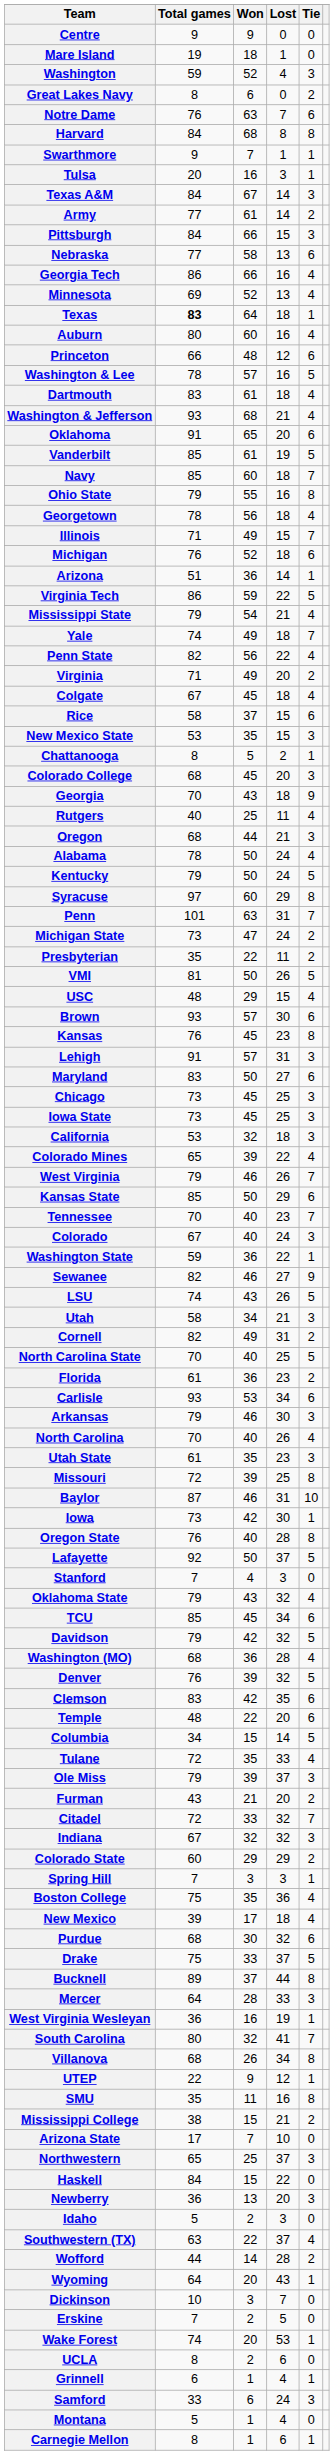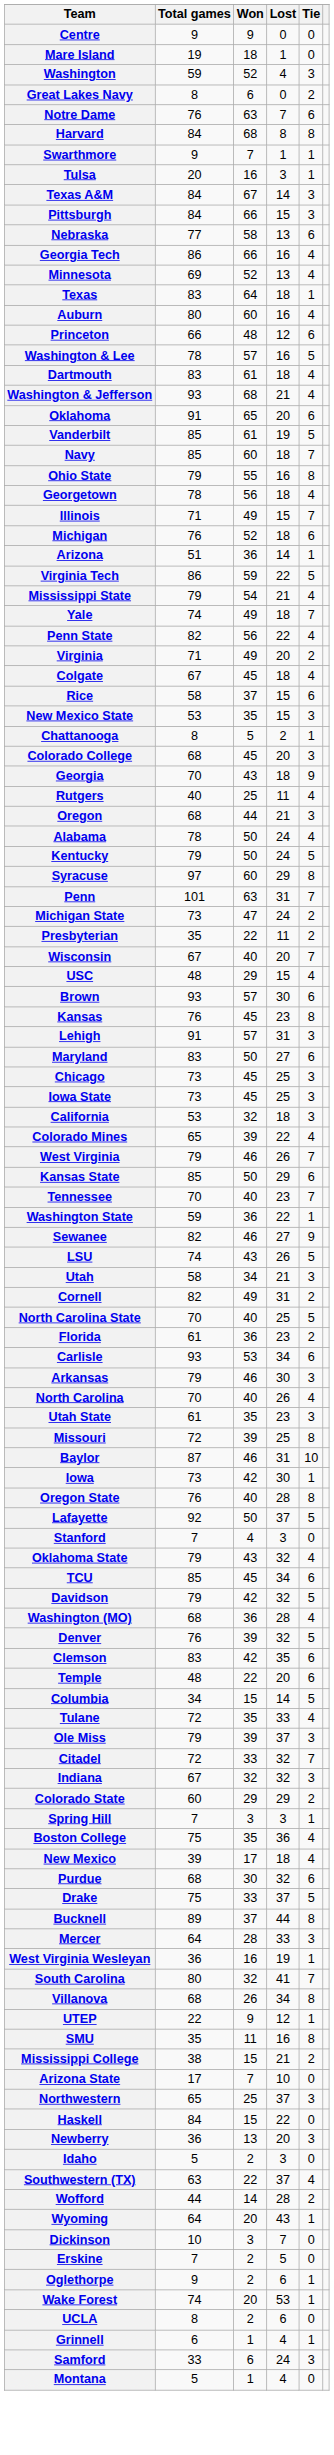- row: (80, 214)
(194, 315) bold -> (194, 295) normal
+ row: (80, 956)
- row: (80, 976)
- row: (80, 1237)
- row: (80, 1798)
+ row: (80, 2279)
- row: (80, 2440)
